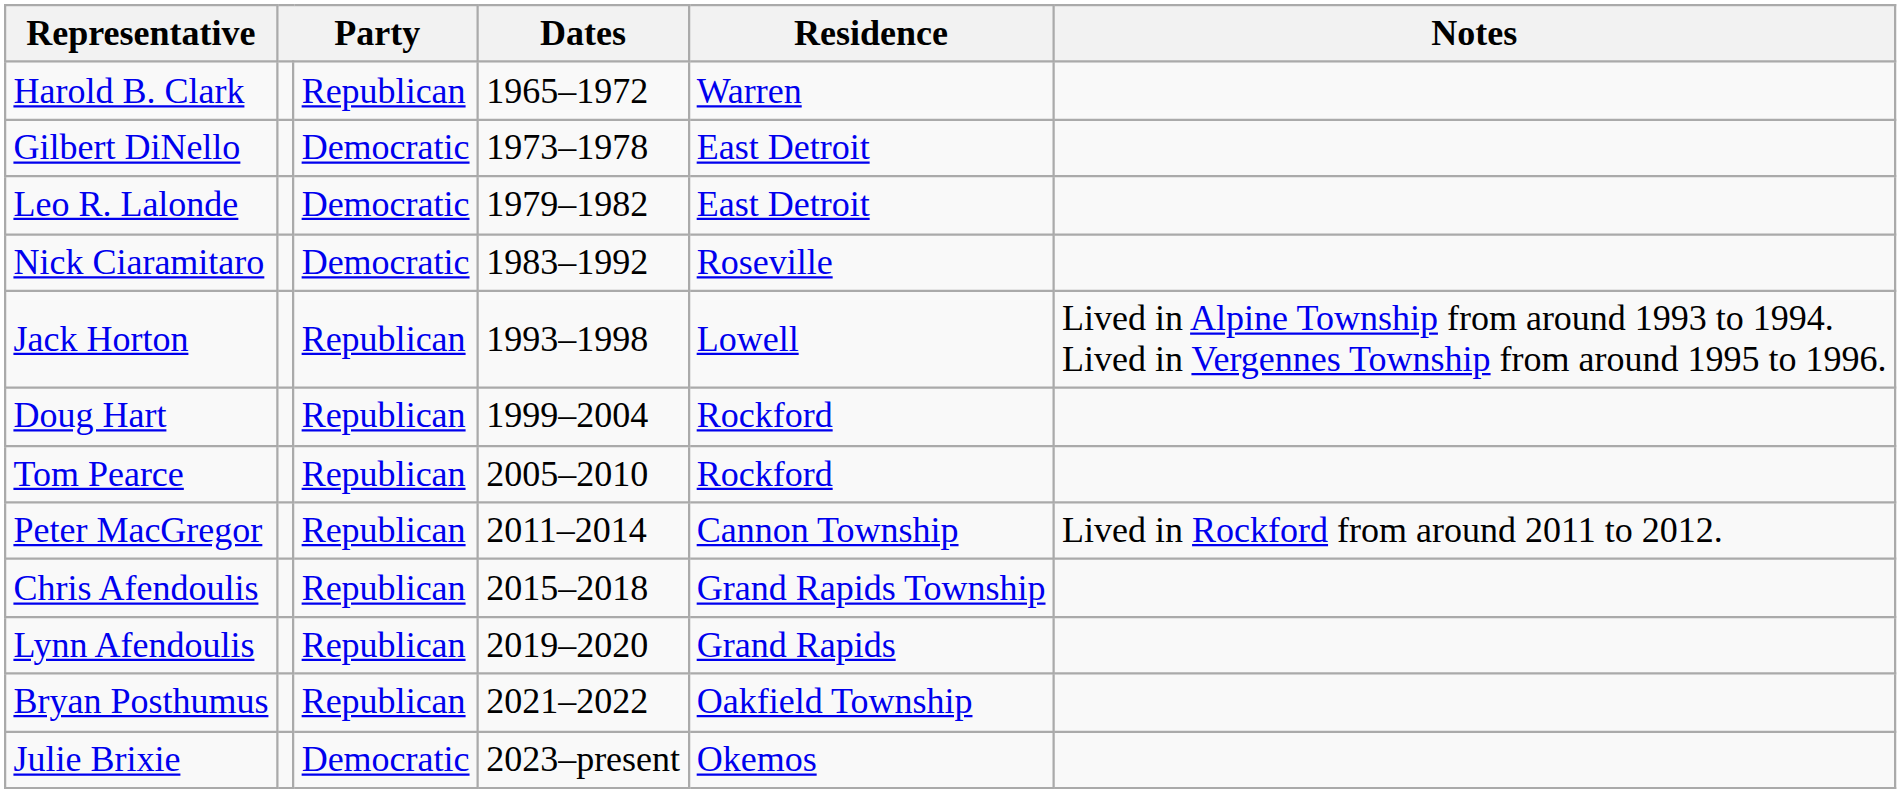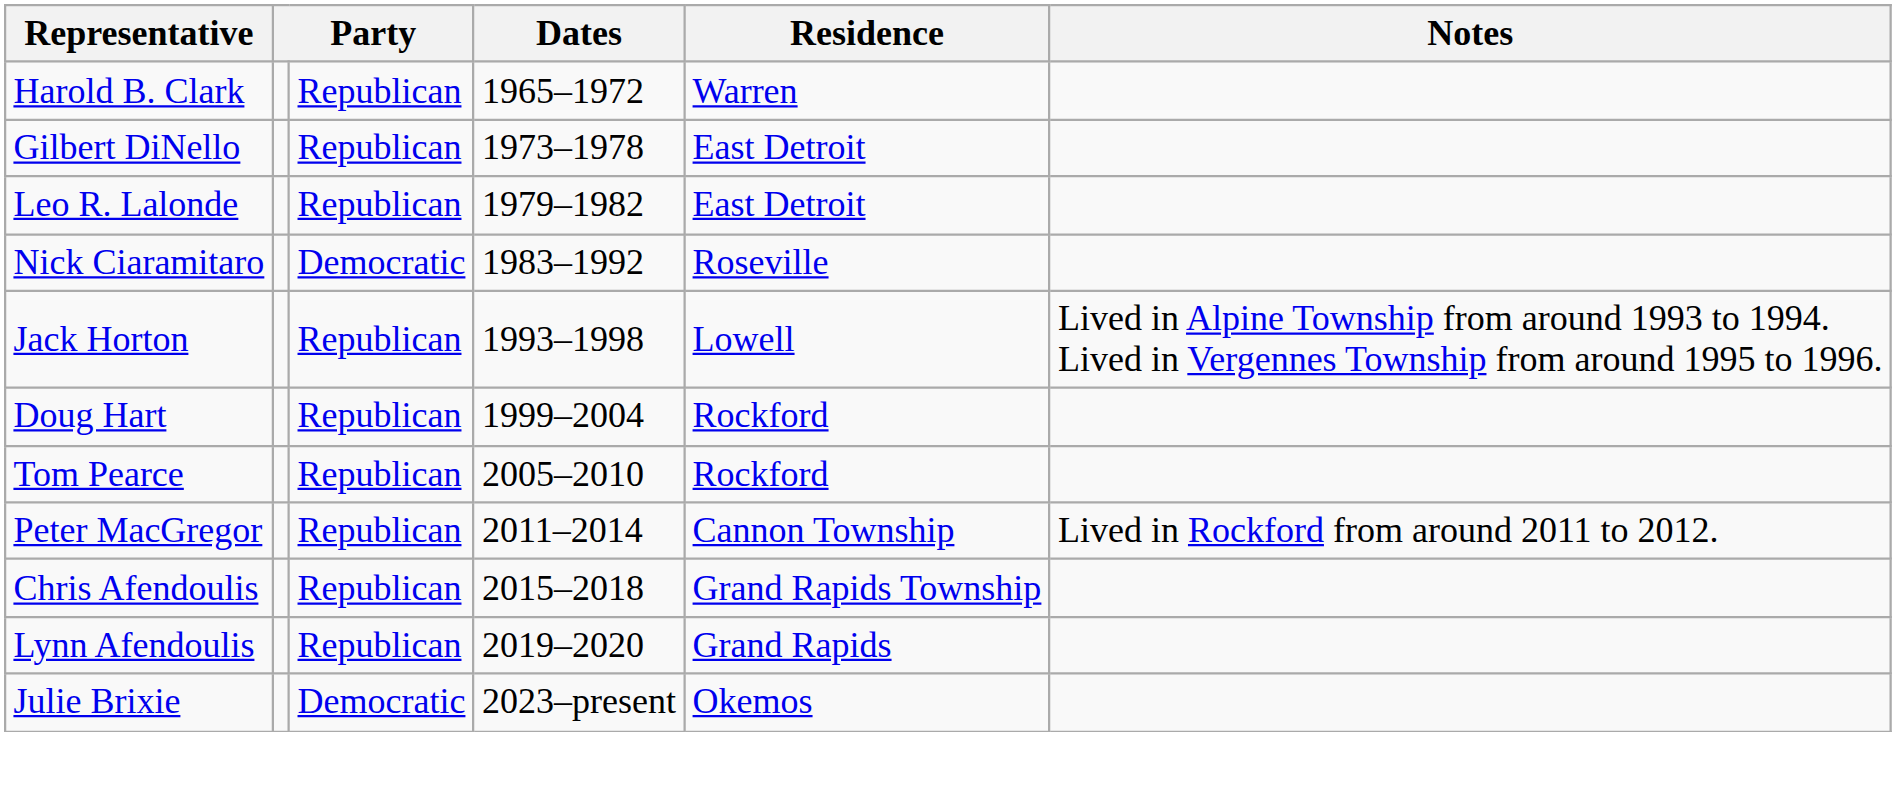(386, 147) Democratic -> (380, 147) Republican
(386, 204) Democratic -> (380, 204) Republican
- row: (141, 701)
